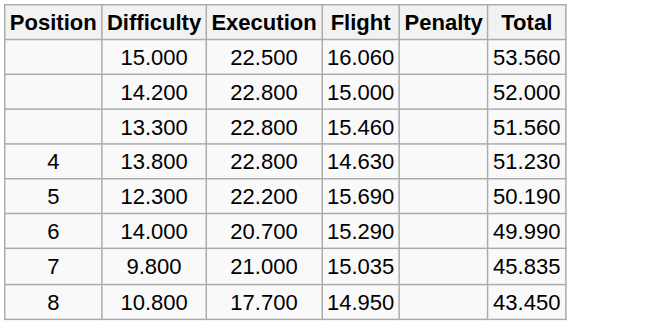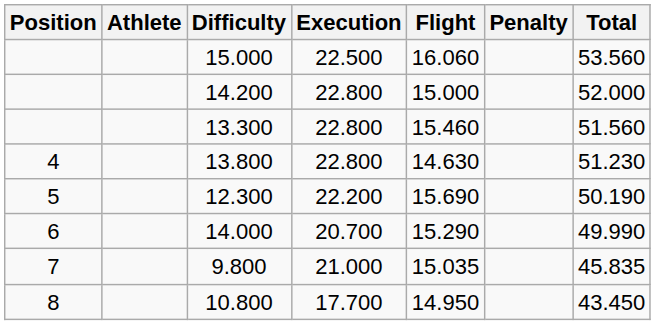+ column: (144, 22)
